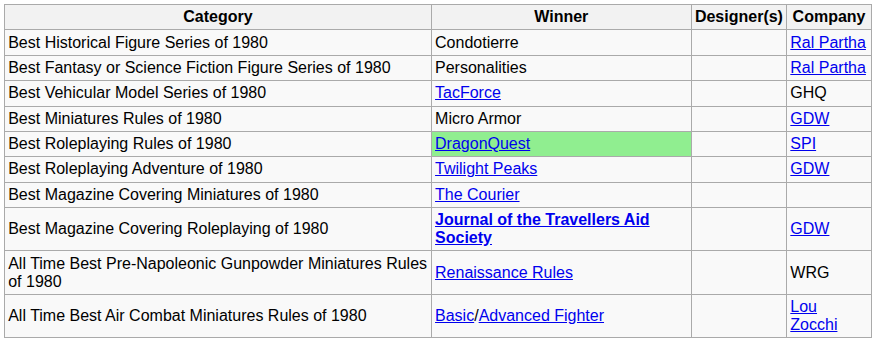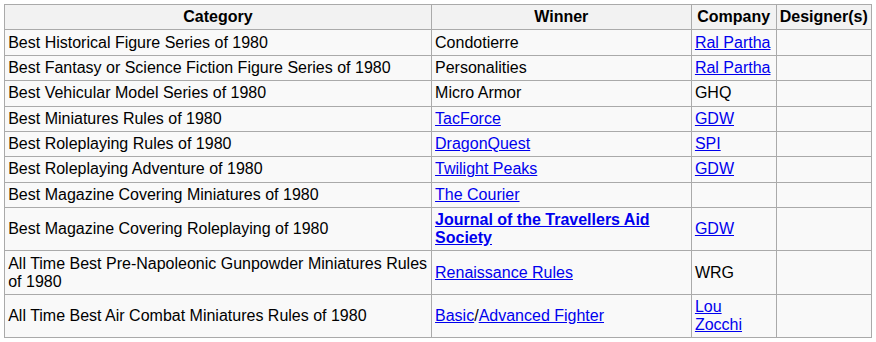columns swapped: (829, 17) <-> (739, 17)
(468, 93) TacForce -> (478, 93) Micro Armor
(478, 118) Micro Armor -> (468, 118) TacForce
(483, 144) lightgreen background -> (483, 144) no background
